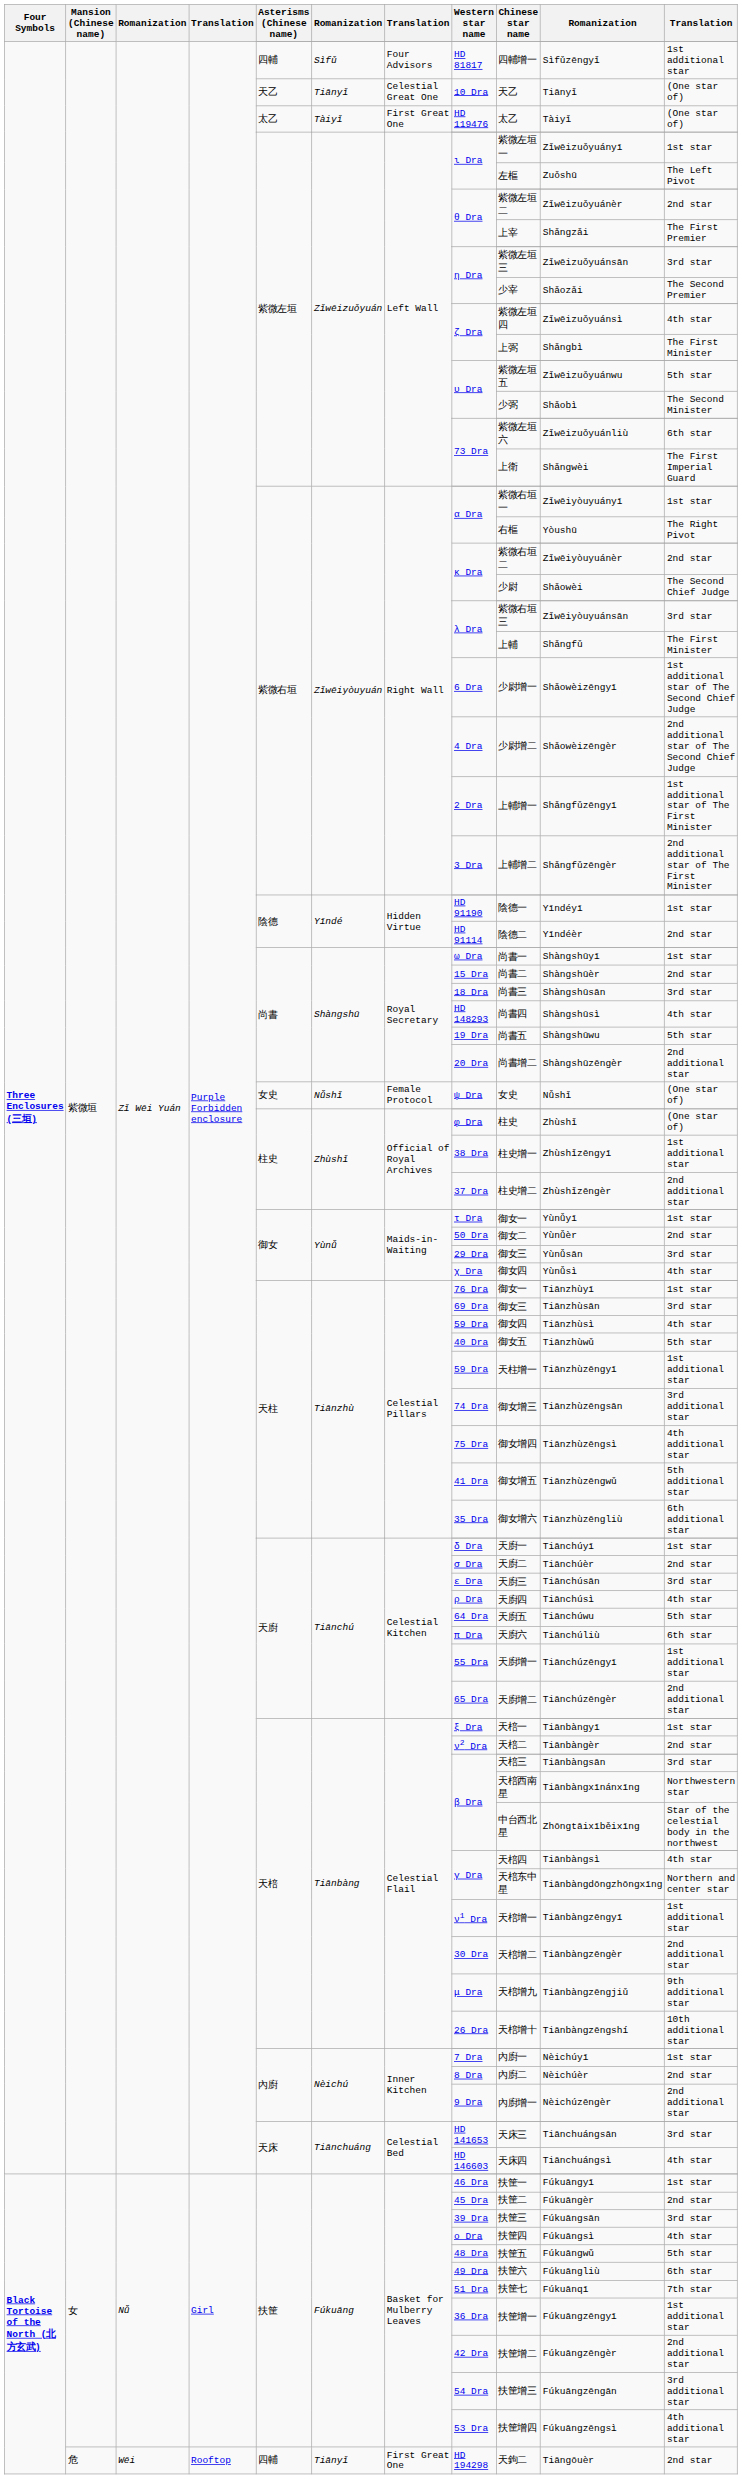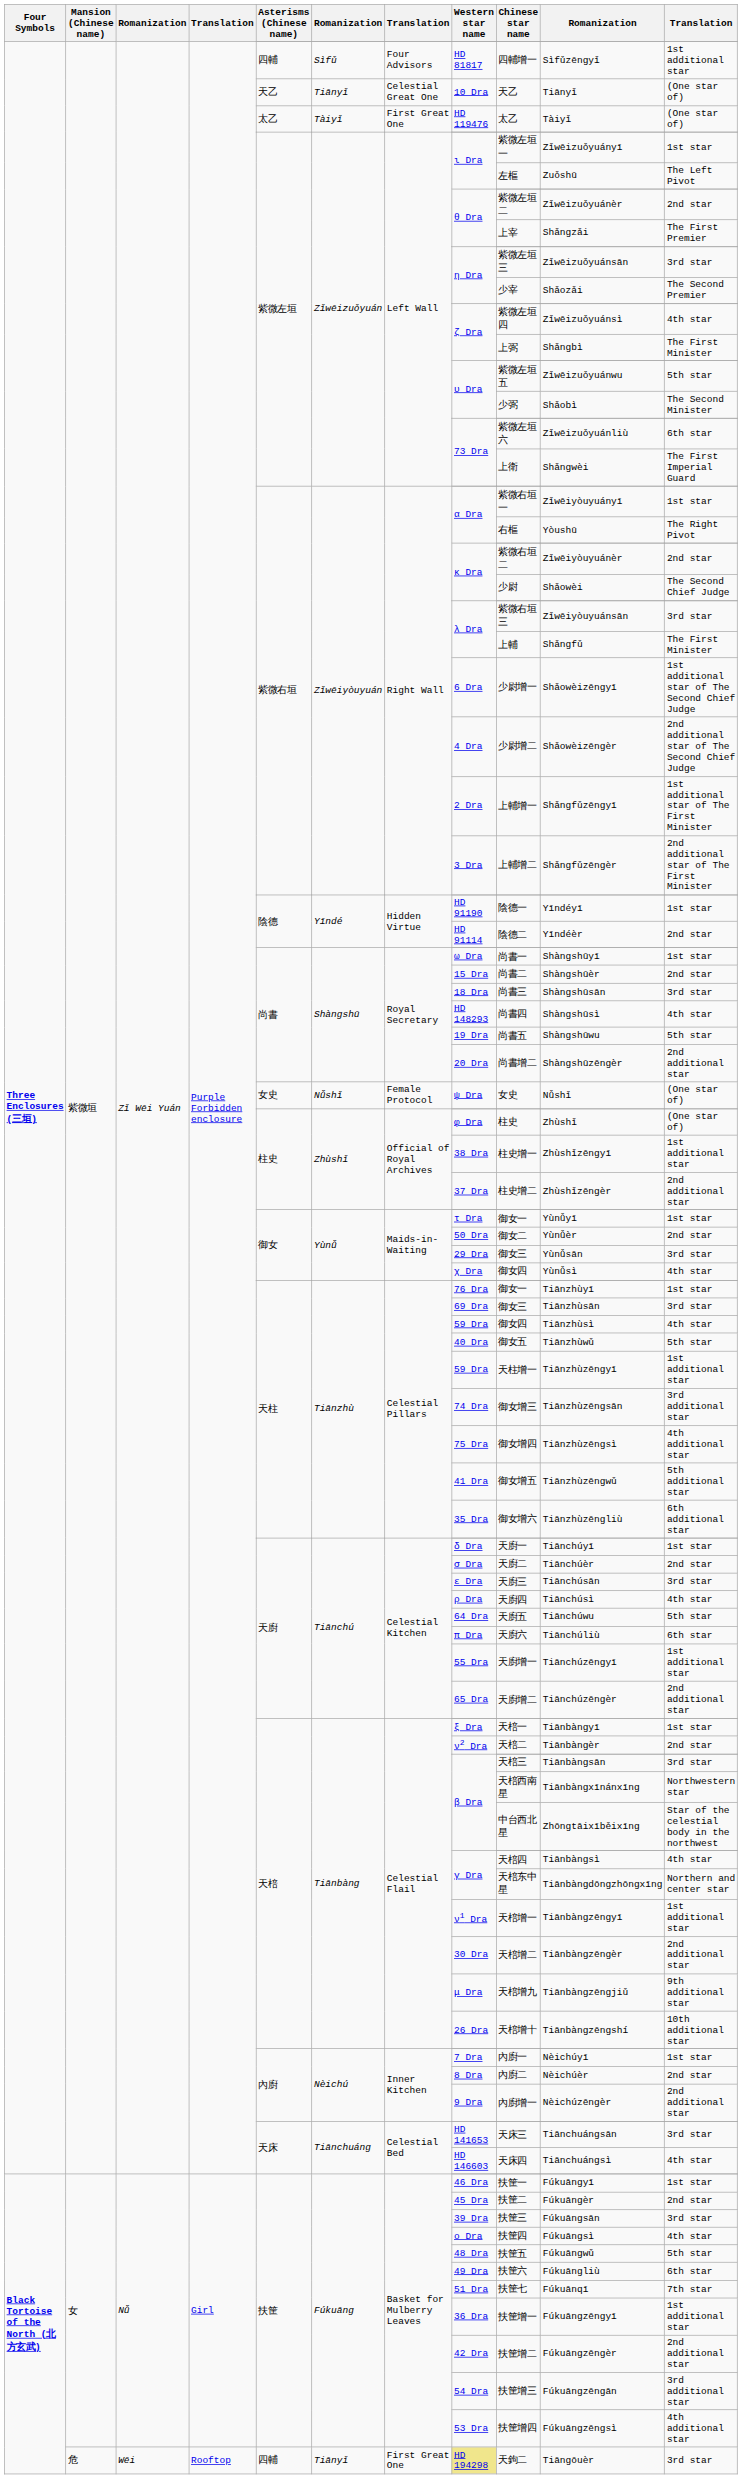(471, 2460) no background -> (471, 2460) khaki background
(690, 2460) 2nd star -> (690, 2460) 3rd star
